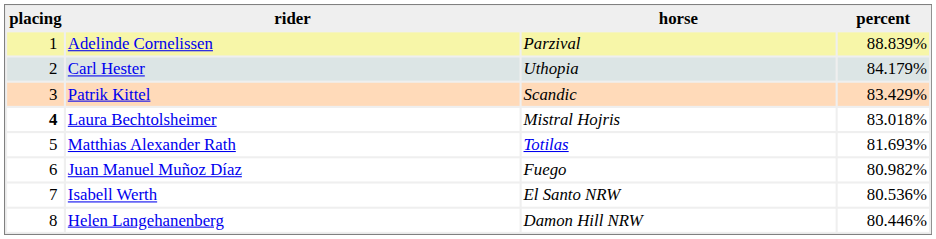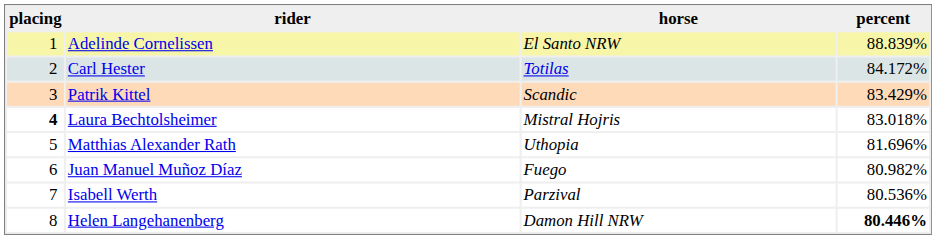(552, 43) Parzival -> (572, 43) El Santo NRW
(551, 69) Uthopia -> (546, 69) Totilas
(897, 69) 84.179% -> (897, 69) 84.172%
(546, 144) Totilas -> (551, 144) Uthopia
(897, 144) 81.693% -> (897, 144) 81.696%
(572, 195) El Santo NRW -> (552, 195) Parzival
(897, 220) normal -> (895, 220) bold
